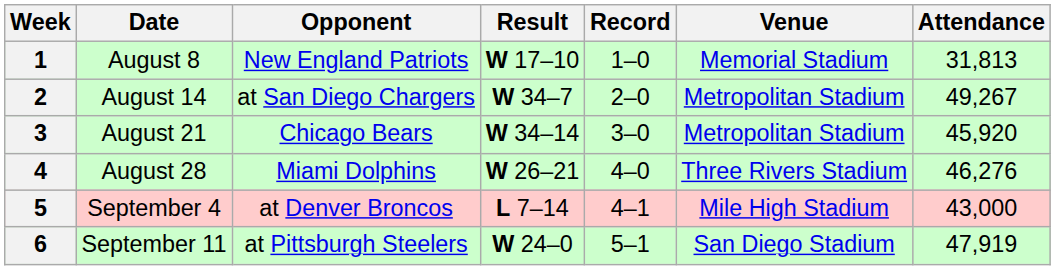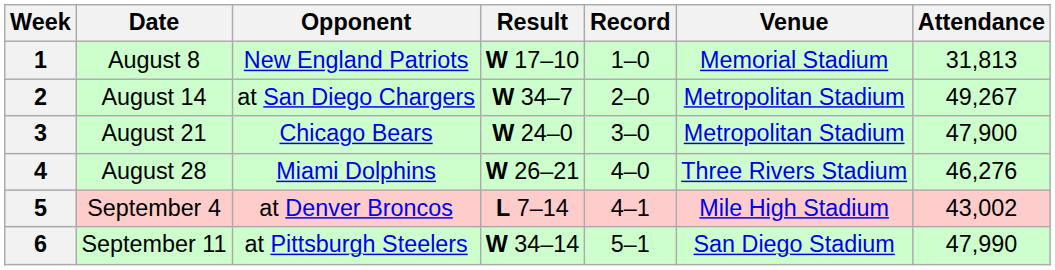(532, 134) W 34–14 -> (532, 134) W 24–0
(981, 134) 45,920 -> (981, 134) 47,900
(981, 208) 43,000 -> (981, 208) 43,002
(532, 245) W 24–0 -> (532, 245) W 34–14
(981, 245) 47,919 -> (981, 245) 47,990
